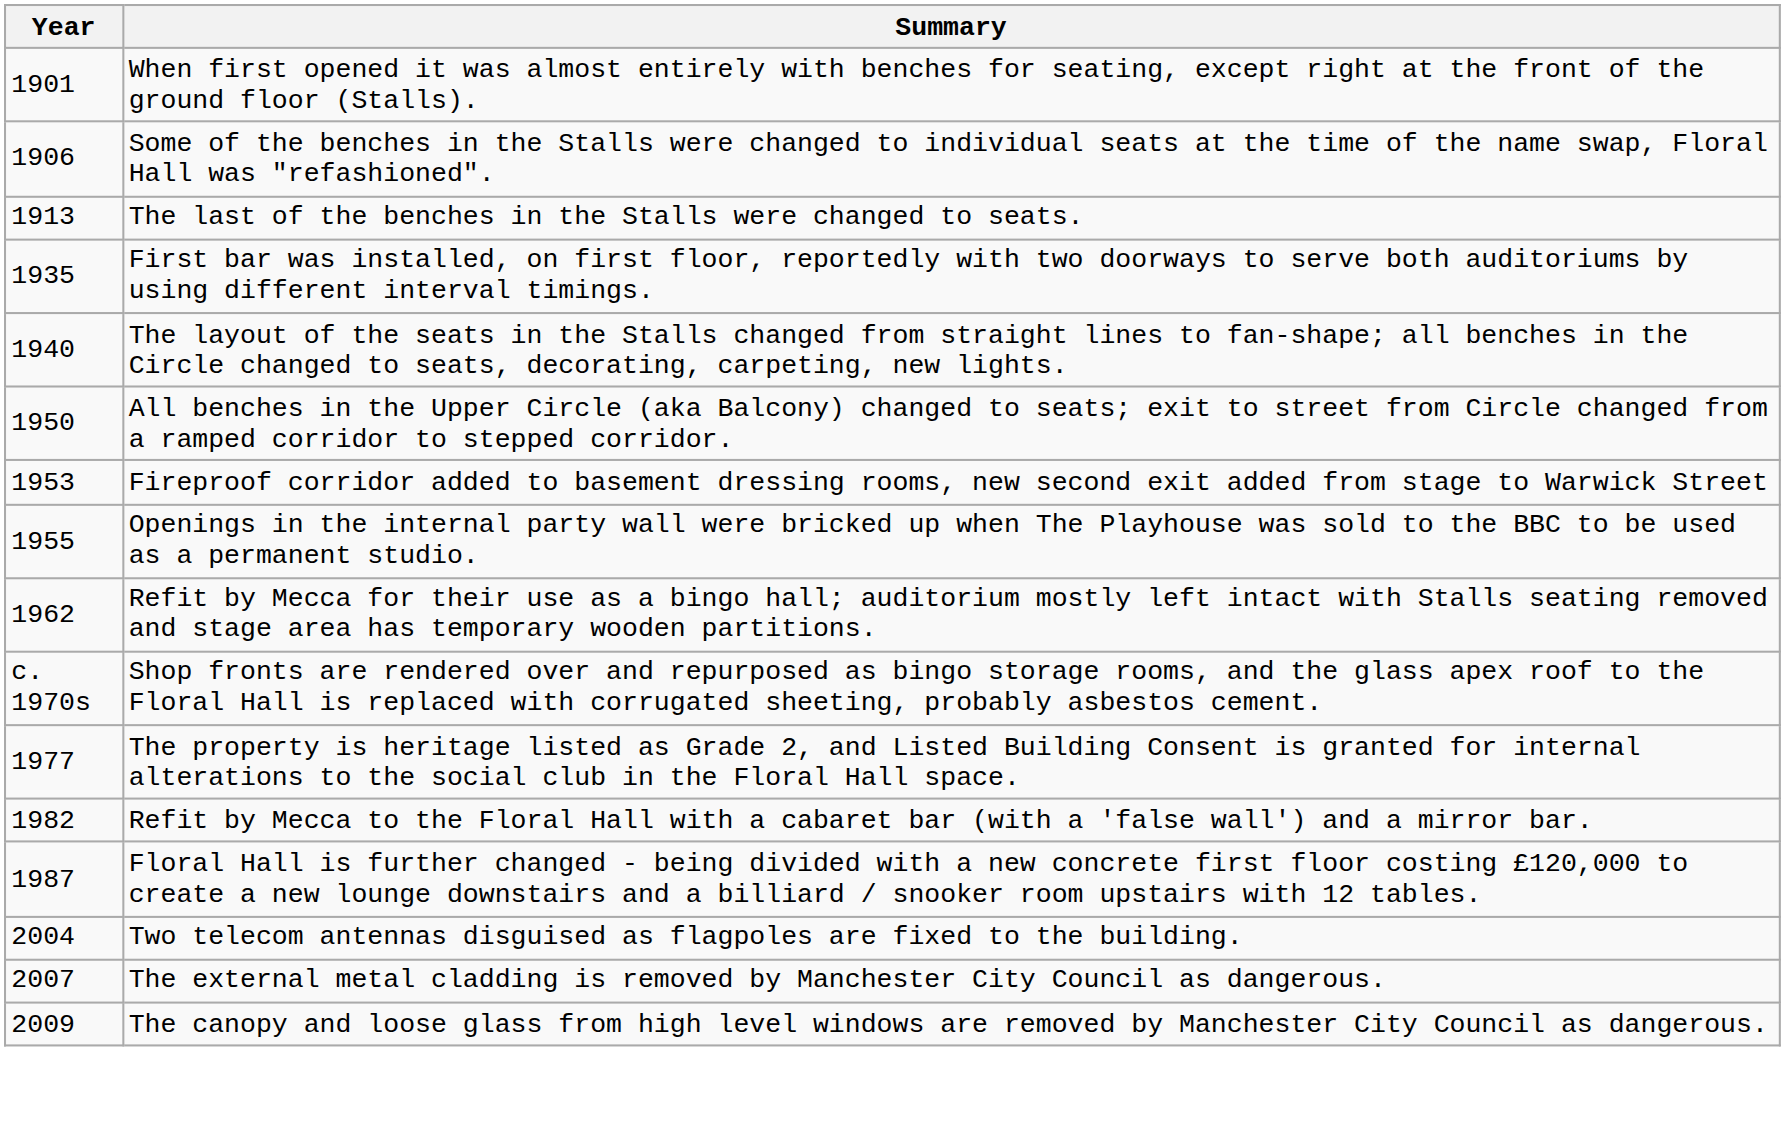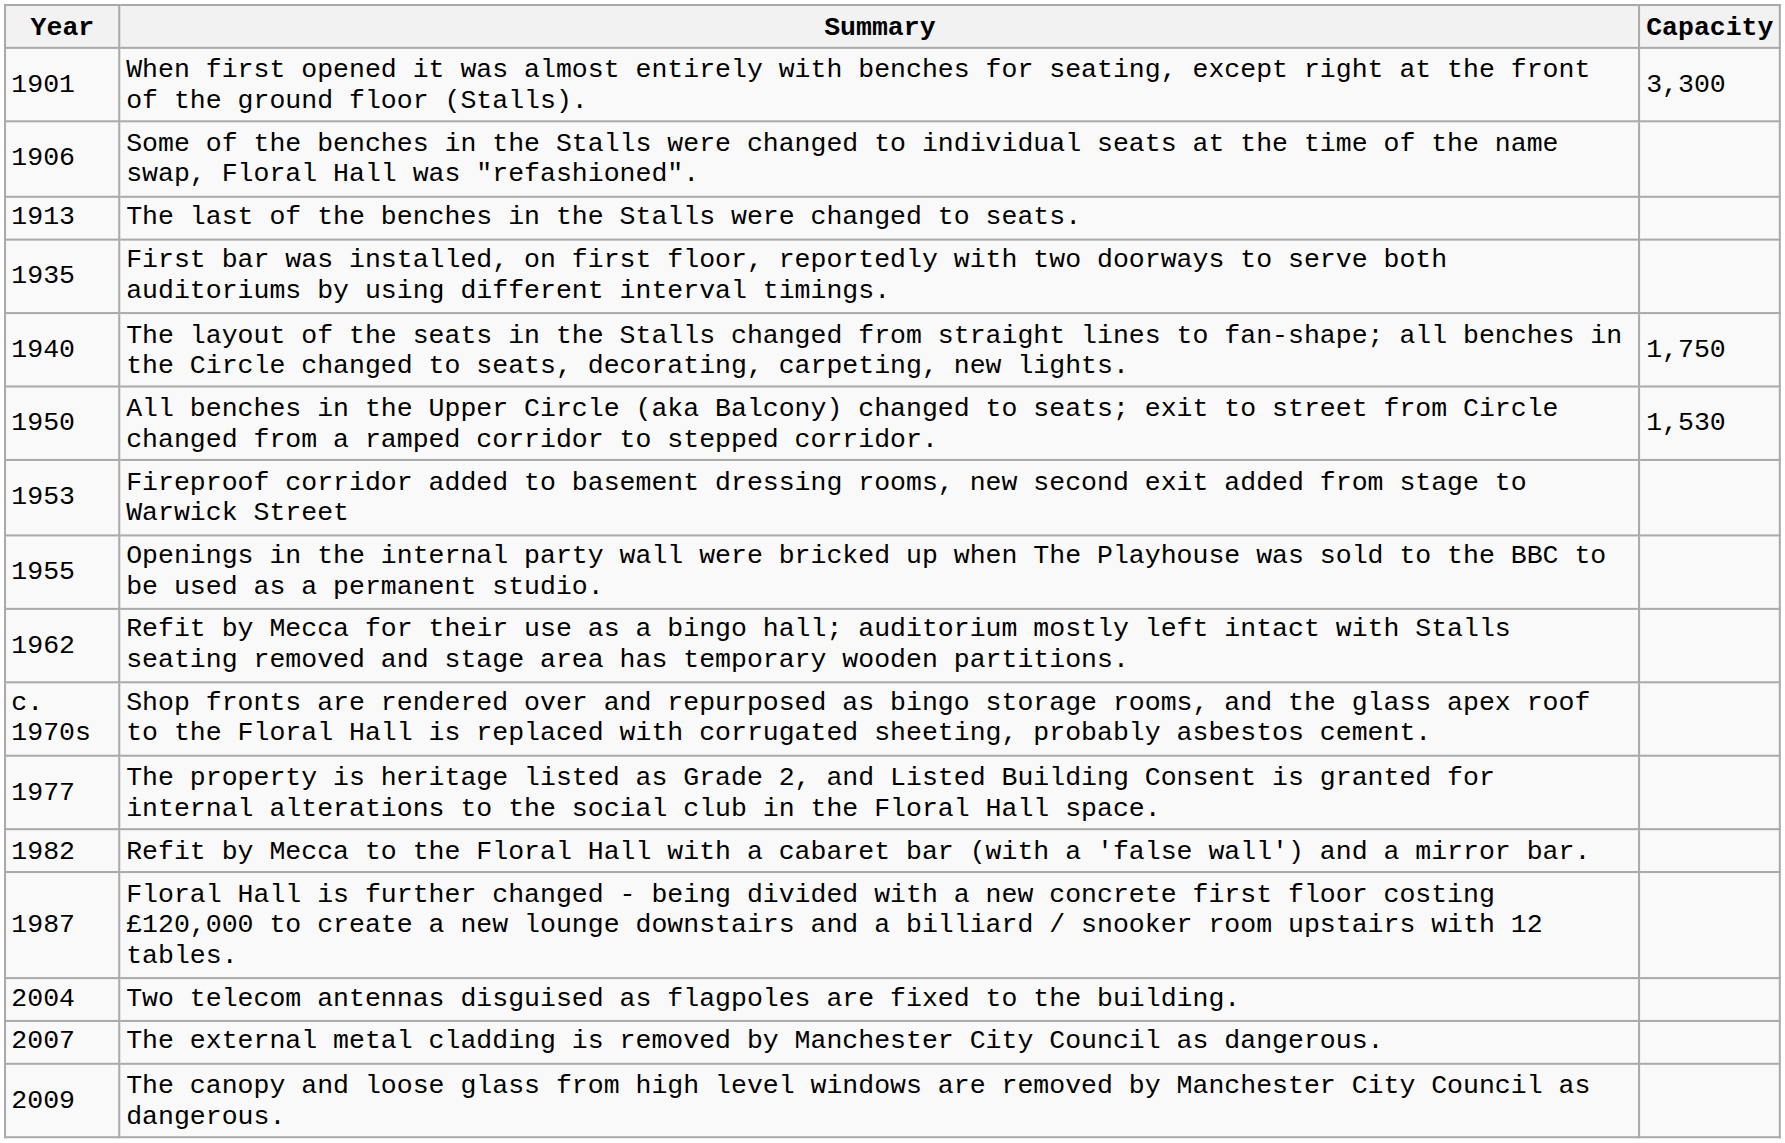+ column: (1710, 27)
